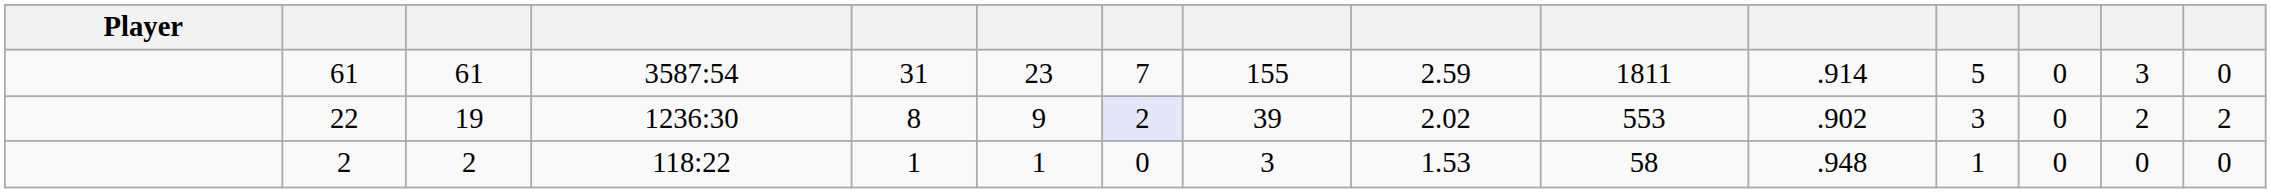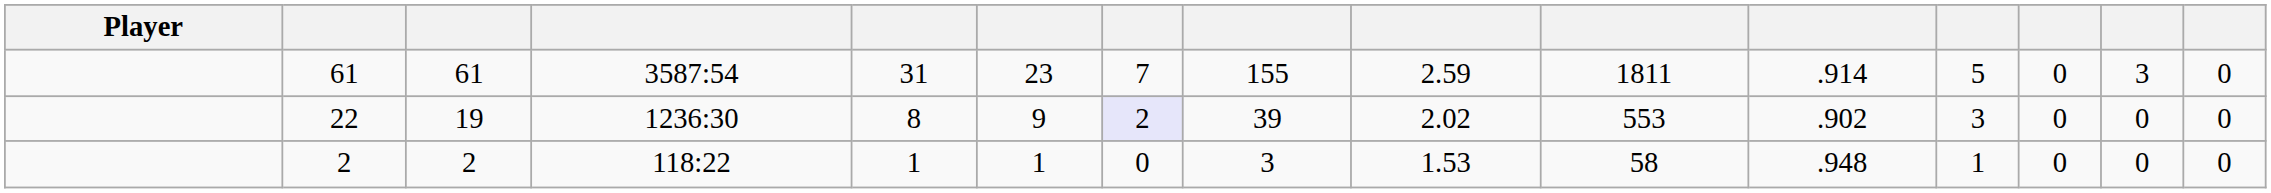(2142, 118) 2 -> (2142, 118) 0
(2224, 118) 2 -> (2224, 118) 0
